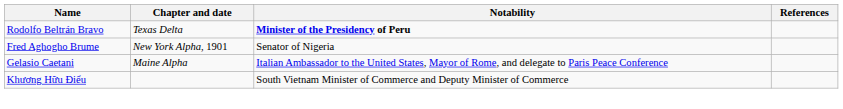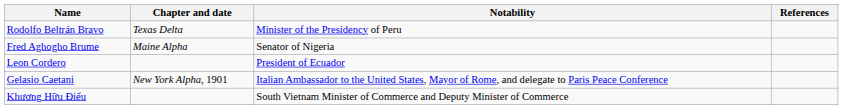(333, 29) bold -> (329, 29) normal
(180, 46) New York Alpha, 1901 -> (160, 46) Maine Alpha
+ row: (36, 63)
(160, 63) Maine Alpha -> (180, 79) New York Alpha, 1901
